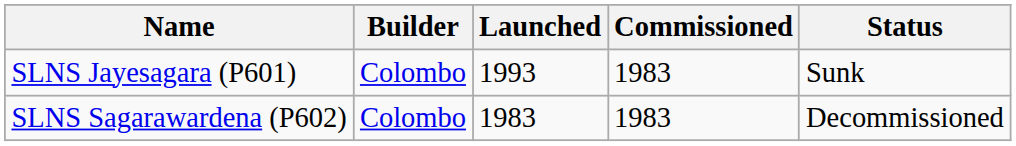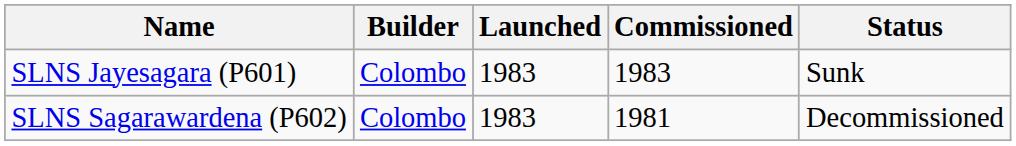(508, 72) 1993 -> (508, 72) 1983
(643, 117) 1983 -> (643, 117) 1981
